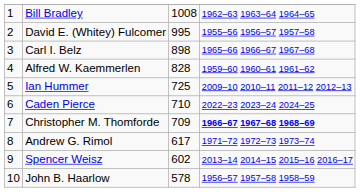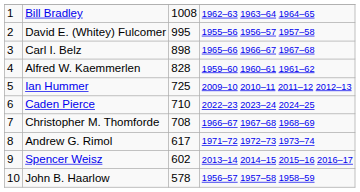(181, 123) 709 -> (181, 123) 708
(258, 123) bold -> (258, 123) normal
